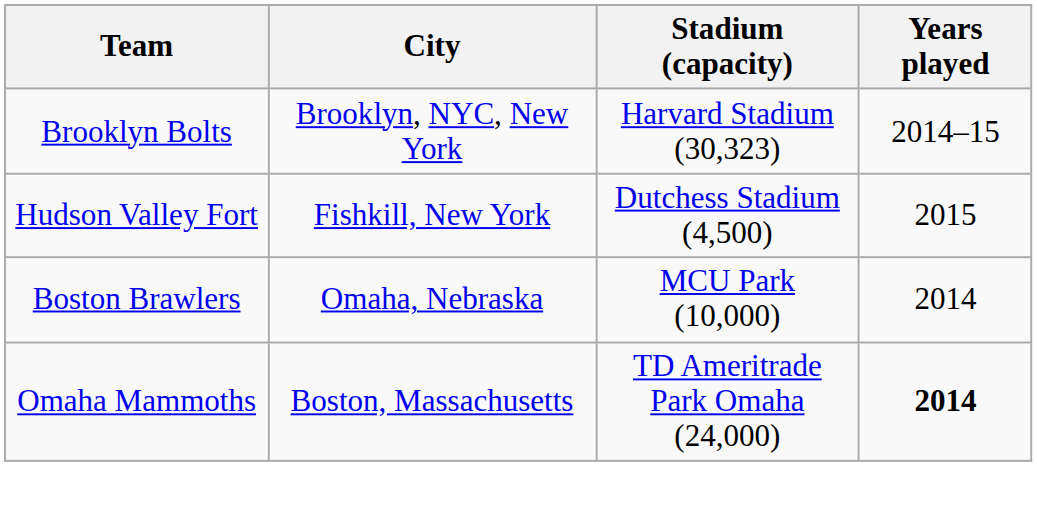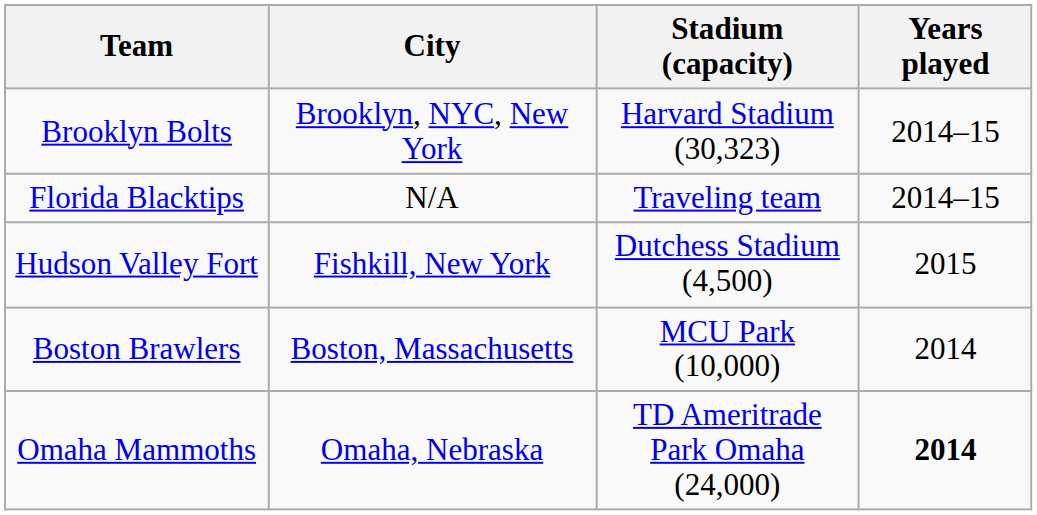+ row: (137, 197)
(432, 299) Omaha, Nebraska -> (432, 348) Boston, Massachusetts
(432, 400) Boston, Massachusetts -> (432, 449) Omaha, Nebraska
